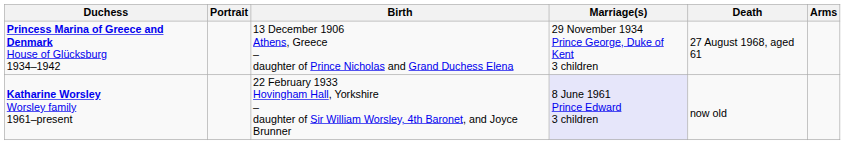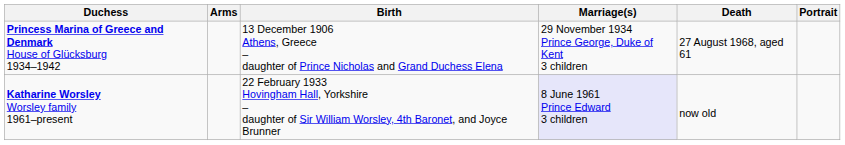columns swapped: (229, 13) <-> (824, 13)
